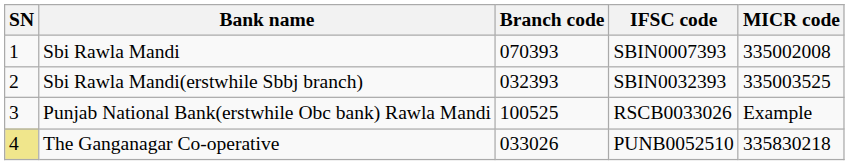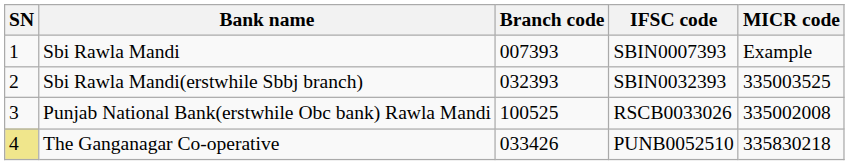(529, 50) 070393 -> (529, 50) 007393
(787, 50) 335002008 -> (778, 50) Example
(778, 112) Example -> (787, 112) 335002008
(529, 143) 033026 -> (529, 143) 033426
